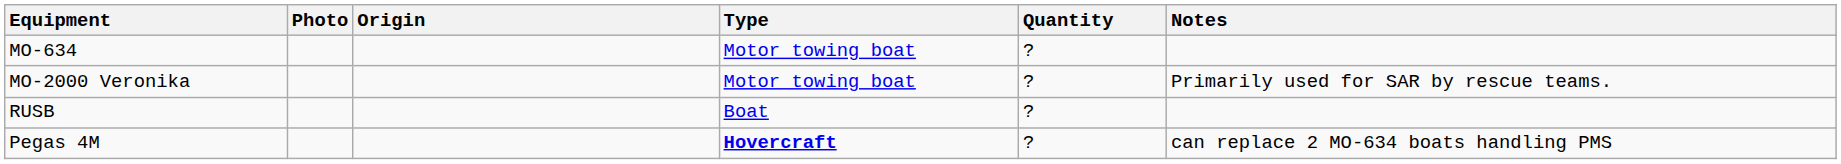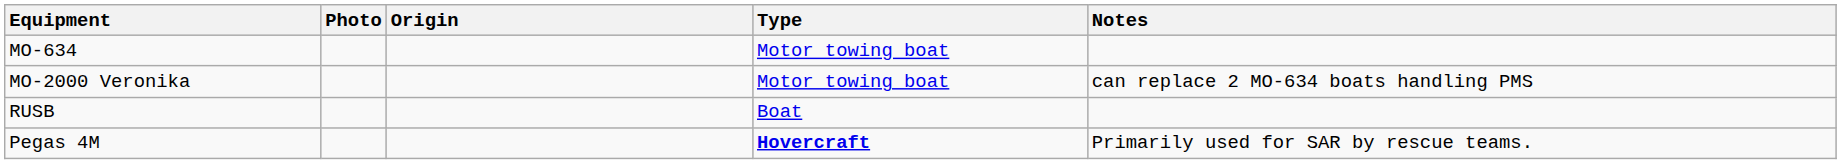- column: (1068, 20)
(1392, 82) Primarily used for SAR by rescue teams. -> (1312, 82) can replace 2 MO-634 boats handling PMS
(1392, 143) can replace 2 MO-634 boats handling PMS -> (1312, 143) Primarily used for SAR by rescue teams.
